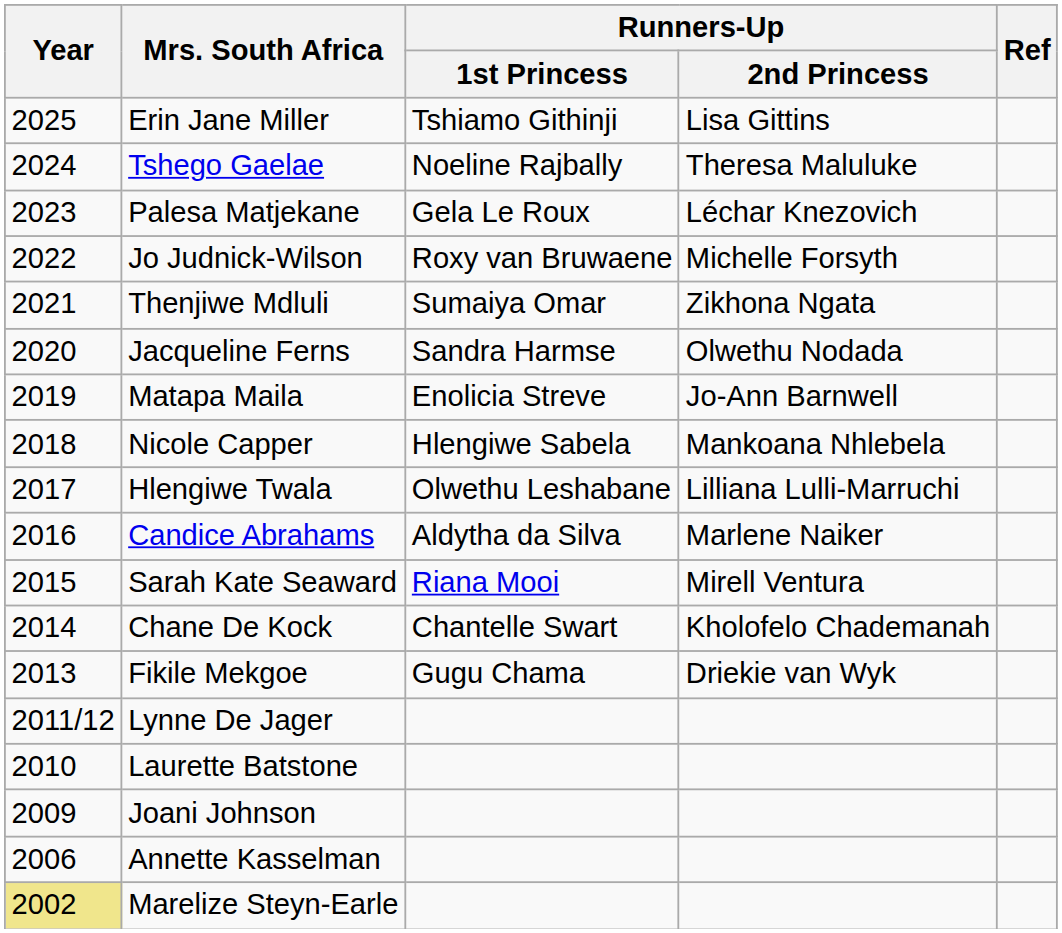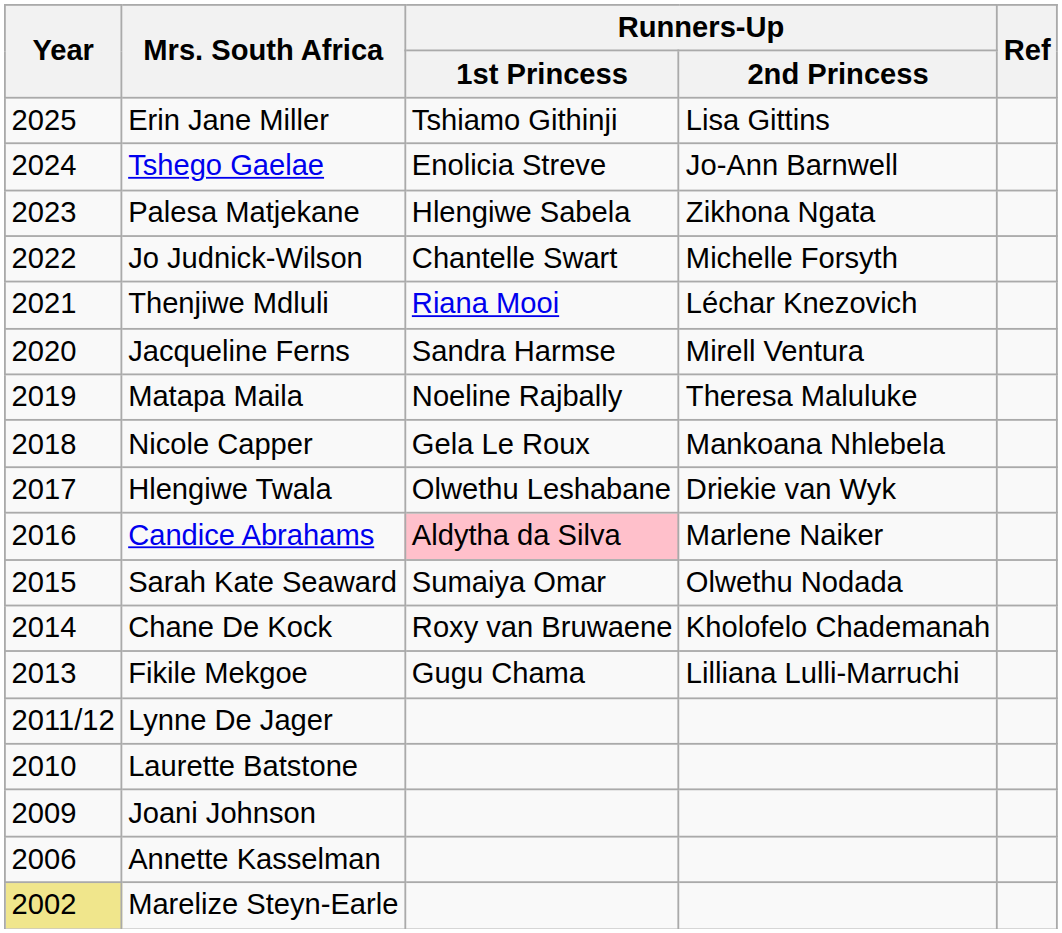(517, 166) Noeline Rajbally -> (509, 166) Enolicia Streve
(802, 166) Theresa Maluluke -> (792, 166) Jo-Ann Barnwell
(501, 212) Gela Le Roux -> (521, 212) Hlengiwe Sabela
(802, 212) Léchar Knezovich -> (781, 212) Zikhona Ngata
(542, 258) Roxy van Bruwaene -> (515, 258) Chantelle Swart
(509, 304) Sumaiya Omar -> (486, 304) Riana Mooi
(781, 304) Zikhona Ngata -> (802, 304) Léchar Knezovich
(794, 350) Olwethu Nodada -> (775, 350) Mirell Ventura
(509, 397) Enolicia Streve -> (517, 397) Noeline Rajbally
(792, 397) Jo-Ann Barnwell -> (802, 397) Theresa Maluluke
(521, 443) Hlengiwe Sabela -> (501, 443) Gela Le Roux
(823, 489) Lilliana Lulli-Marruchi -> (791, 489) Driekie van Wyk
(516, 535) no background -> (516, 535) pink background
(486, 581) Riana Mooi -> (509, 581) Sumaiya Omar
(775, 581) Mirell Ventura -> (794, 581) Olwethu Nodada
(515, 627) Chantelle Swart -> (542, 627) Roxy van Bruwaene
(791, 674) Driekie van Wyk -> (823, 674) Lilliana Lulli-Marruchi
